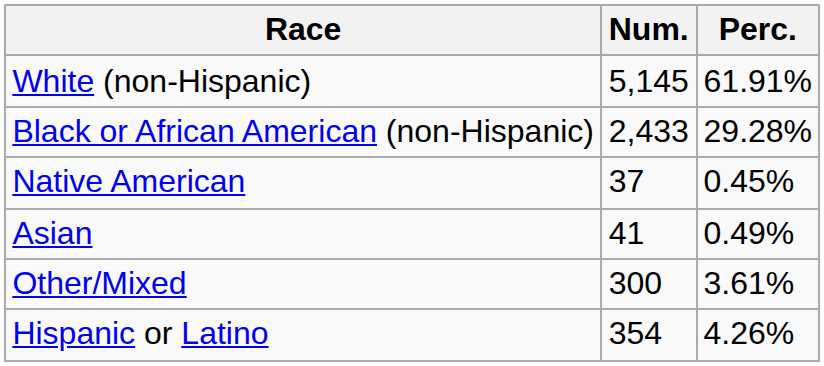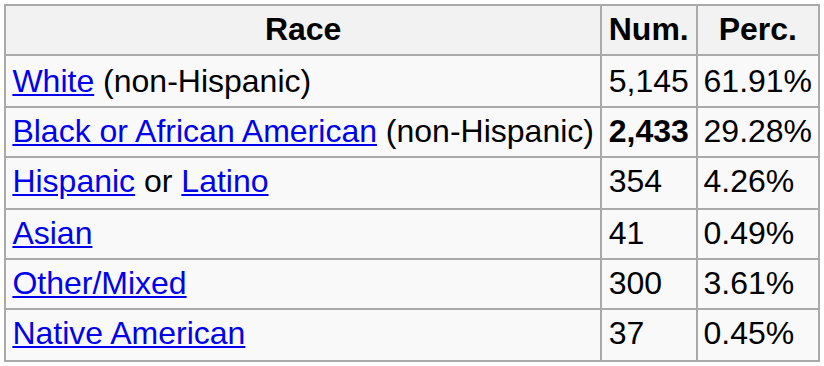(649, 131) normal -> (649, 131) bold
rows swapped: (129, 182) <-> (140, 334)
